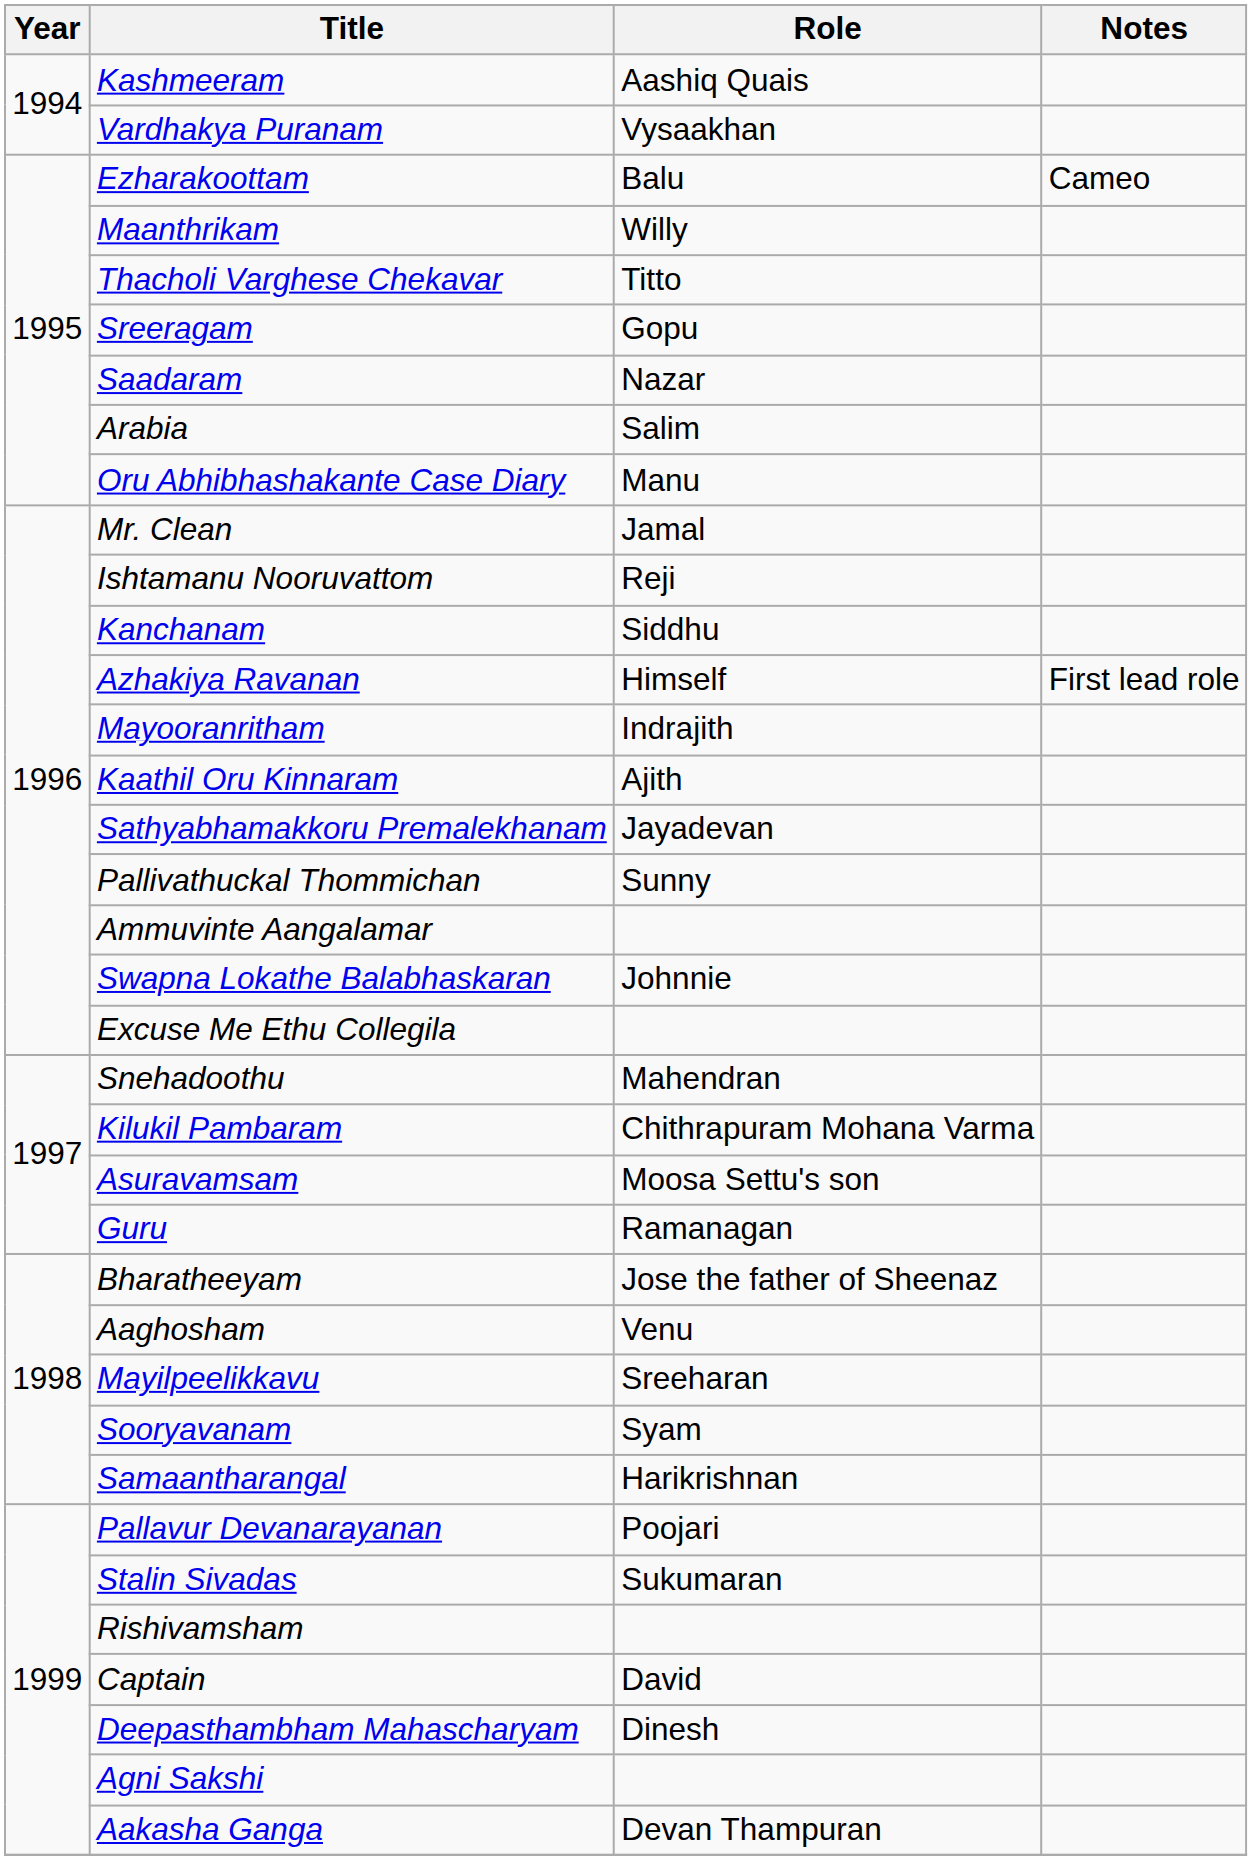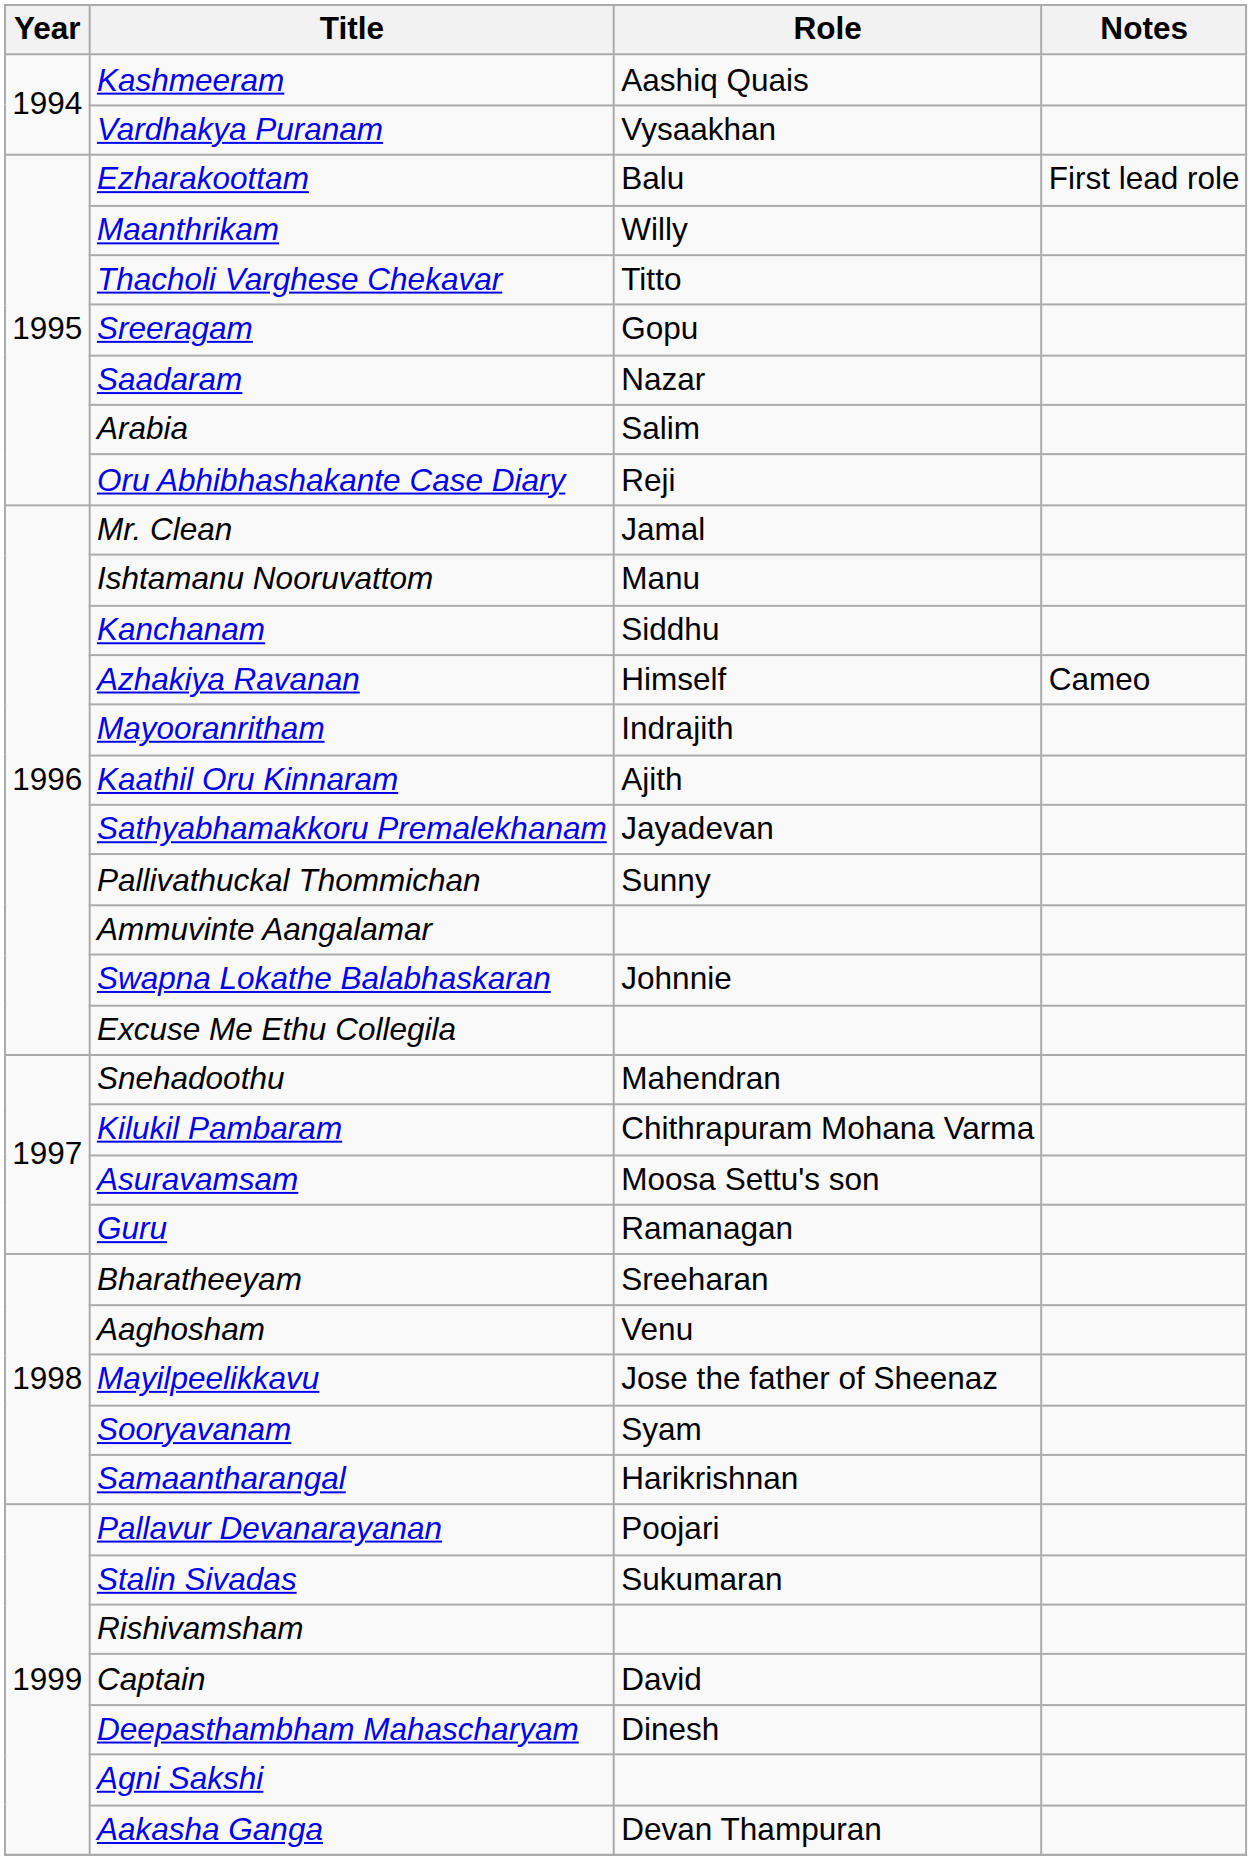(1099, 179) Cameo -> (1144, 179) First lead role
(661, 479) Manu -> (648, 479) Reji
(648, 579) Reji -> (661, 579) Manu
(1144, 679) First lead role -> (1099, 679) Cameo
(810, 1279) Jose the father of Sheenaz -> (695, 1279) Sreeharan
(695, 1379) Sreeharan -> (810, 1379) Jose the father of Sheenaz
